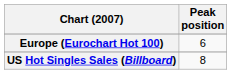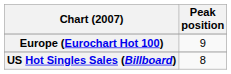(203, 43) 6 -> (203, 43) 9
